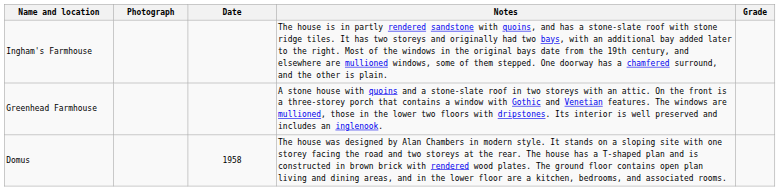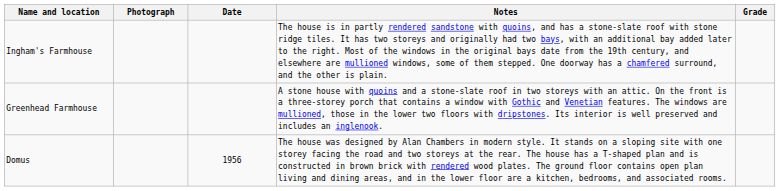(232, 160) 1958 -> (232, 160) 1956
